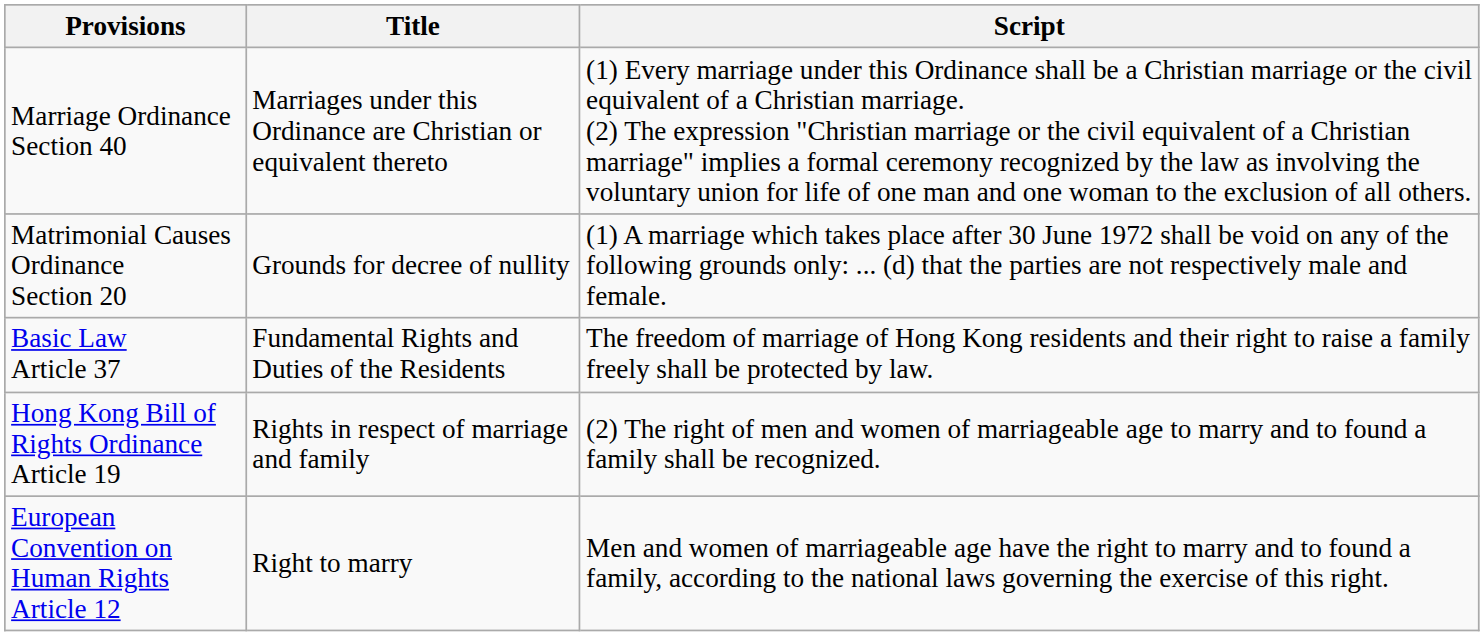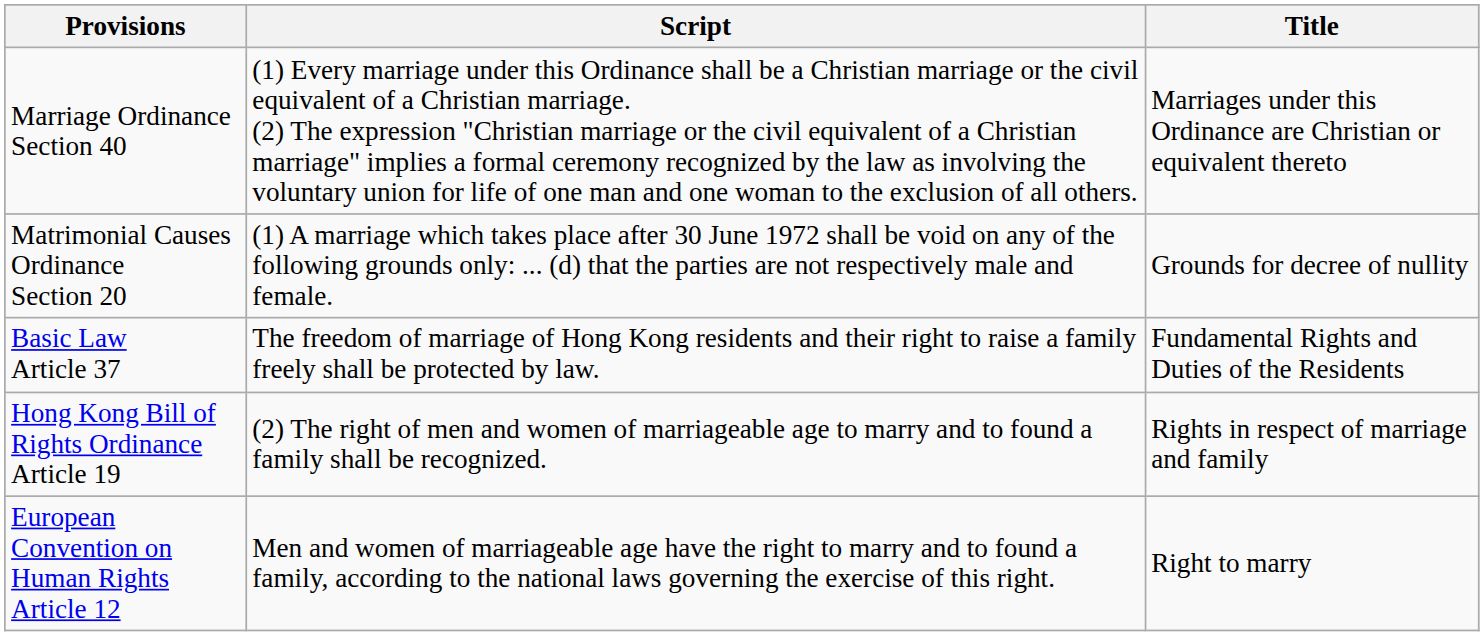columns swapped: (413, 26) <-> (1029, 26)
